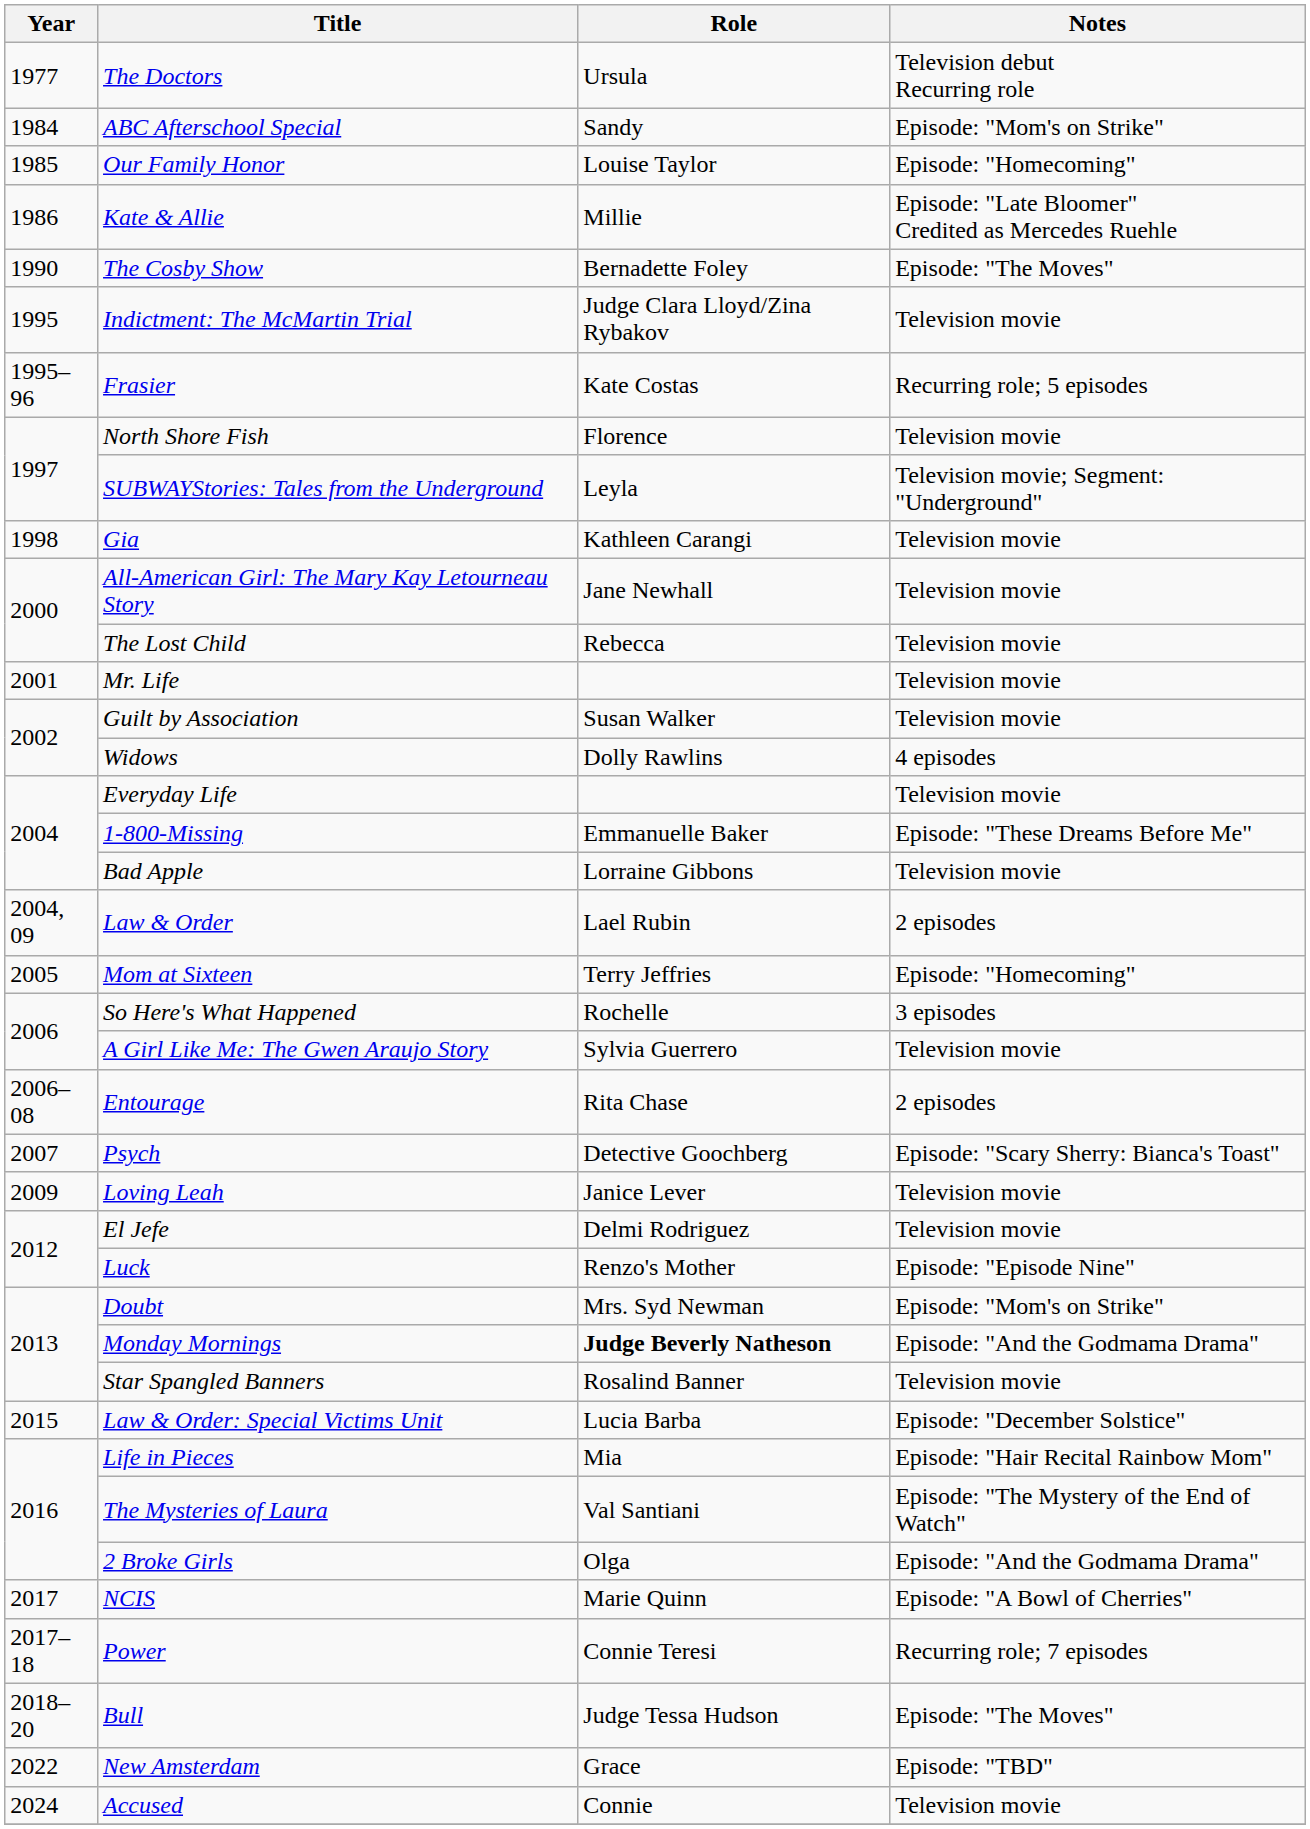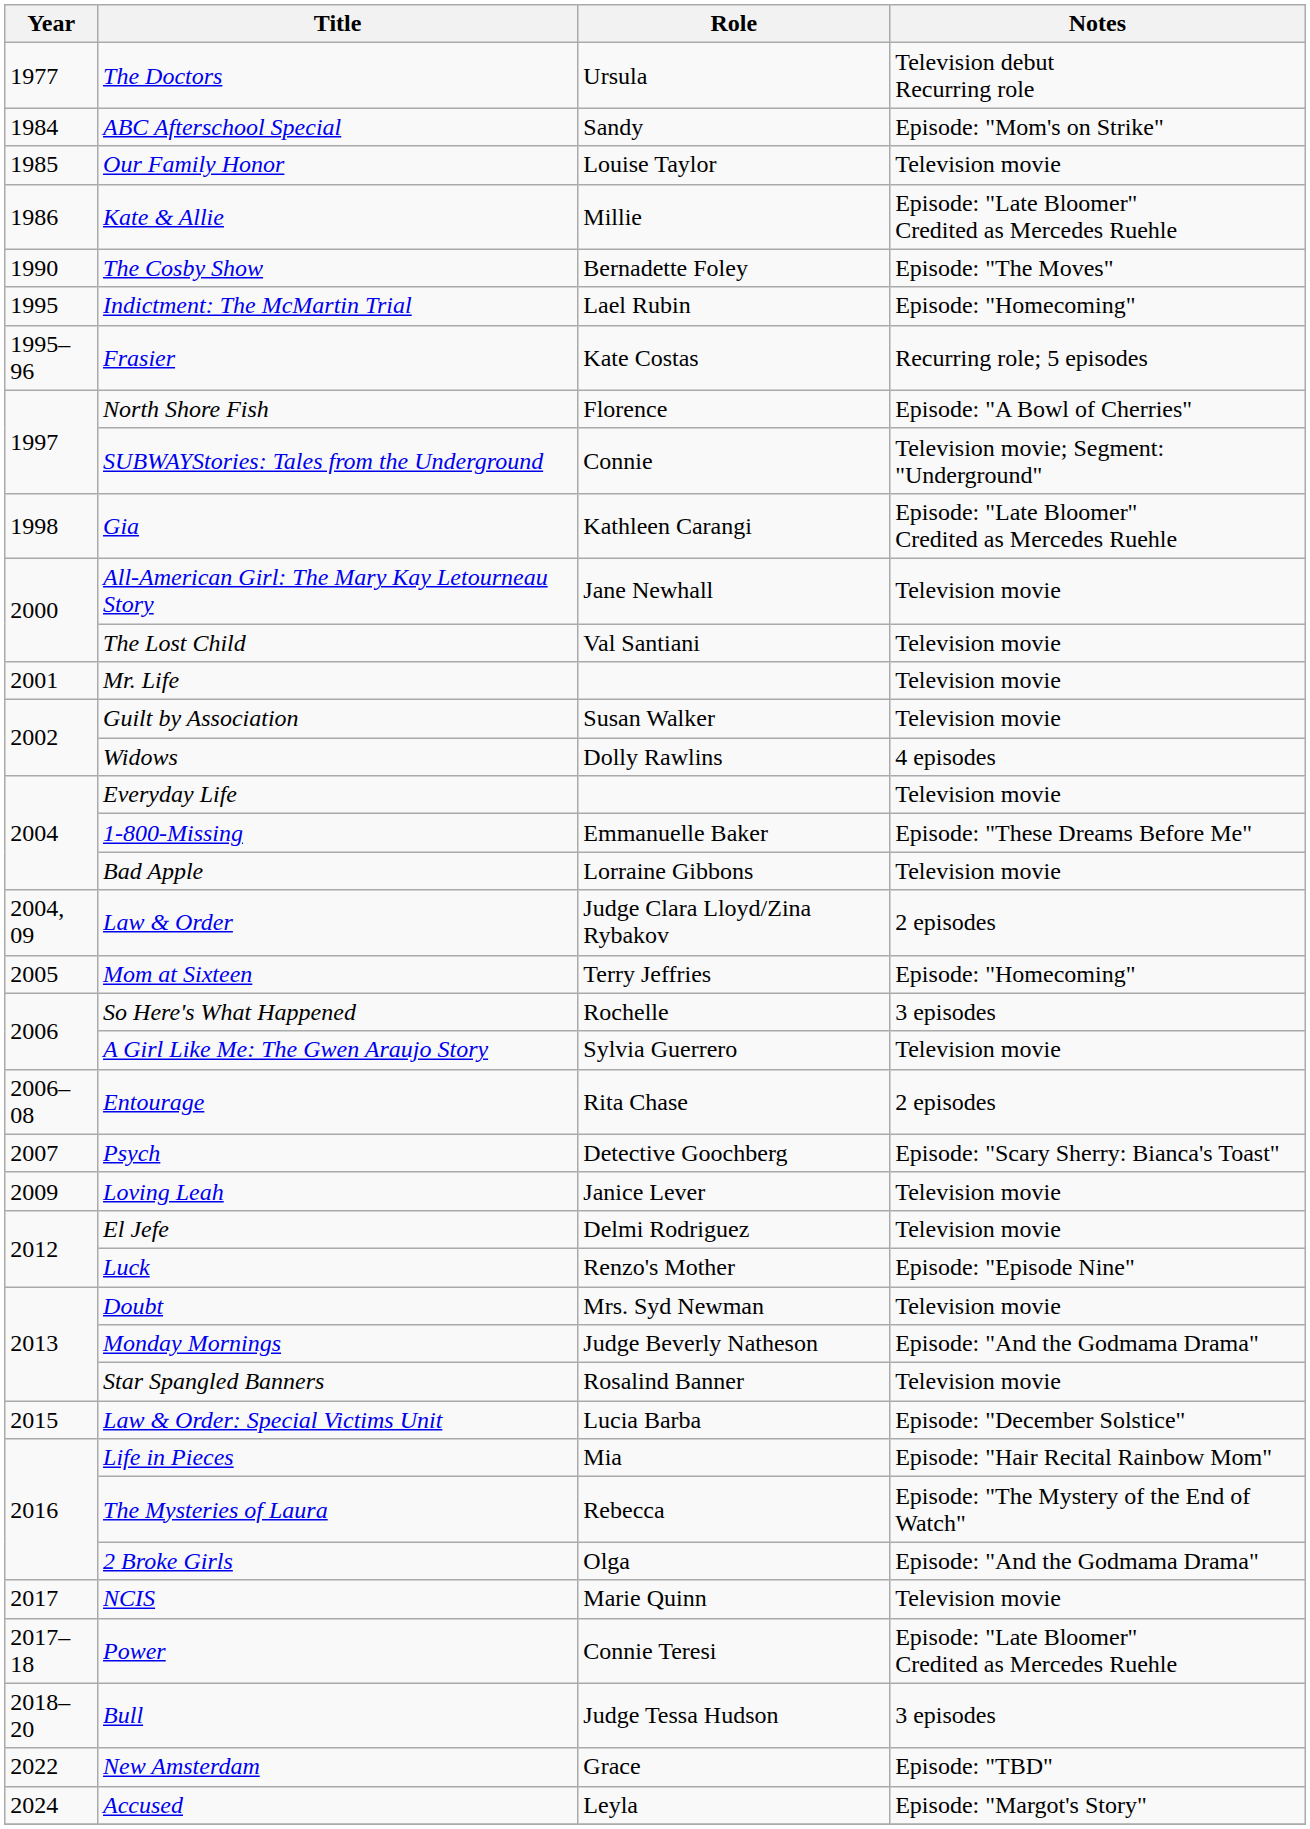(1015, 164) Episode: "Homecoming" -> (978, 164) Television movie
(697, 319) Judge Clara Lloyd/Zina Rybakov -> (637, 305) Lael Rubin
(978, 319) Television movie -> (1015, 305) Episode: "Homecoming"
(978, 436) Television movie -> (1044, 409) Episode: "A Bowl of Cherries"
(611, 487) Leyla -> (618, 460) Connie
(978, 539) Television movie -> (1036, 525) Episode: "Late Bloomer" Credited as Mercedes Ruehle
(624, 642) Rebecca -> (642, 642) Val Santiani
(637, 922) Lael Rubin -> (697, 922) Judge Clara Lloyd/Zina Rybakov
(1030, 1305) Episode: "Mom's on Strike" -> (978, 1305) Television movie
(707, 1343) bold -> (701, 1343) normal
(642, 1509) Val Santiani -> (624, 1509) Rebecca
(1044, 1598) Episode: "A Bowl of Cherries" -> (978, 1598) Television movie
(1022, 1650) Recurring role; 7 episodes -> (1036, 1650) Episode: "Late Bloomer" Credited as Mercedes Ruehle
(1004, 1715) Episode: "The Moves" -> (946, 1715) 3 episodes
(618, 1804) Connie -> (611, 1804) Leyla
(978, 1804) Television movie -> (1021, 1804) Episode: "Margot's Story"
